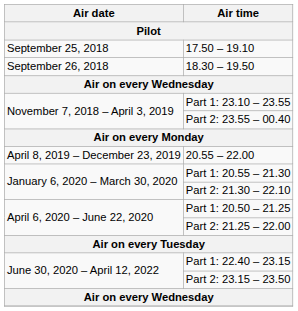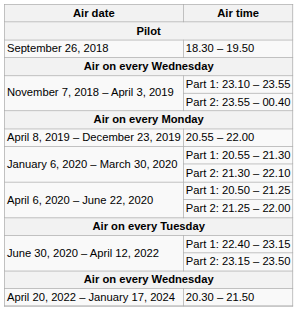- row: (220, 48)
+ row: (220, 297)
